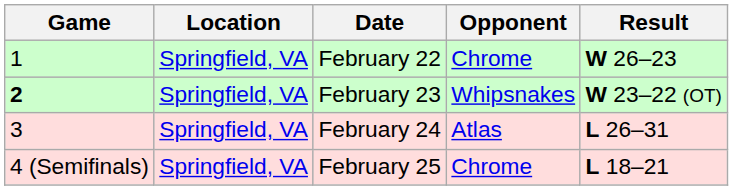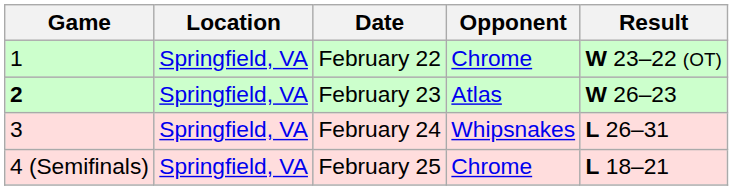(631, 58) W 26–23 -> (654, 58) W 23–22 (OT)
(513, 94) Whipsnakes -> (477, 94) Atlas
(654, 94) W 23–22 (OT) -> (631, 94) W 26–23
(477, 130) Atlas -> (513, 130) Whipsnakes
